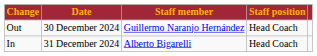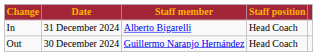rows swapped: (14, 28) <-> (11, 43)
